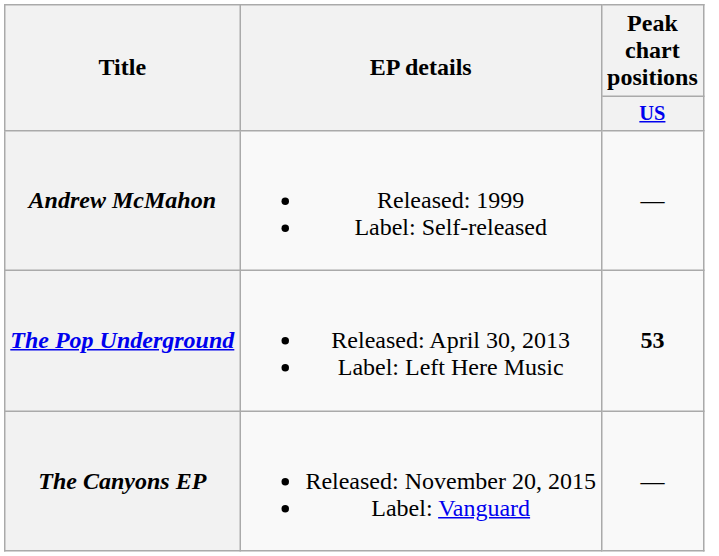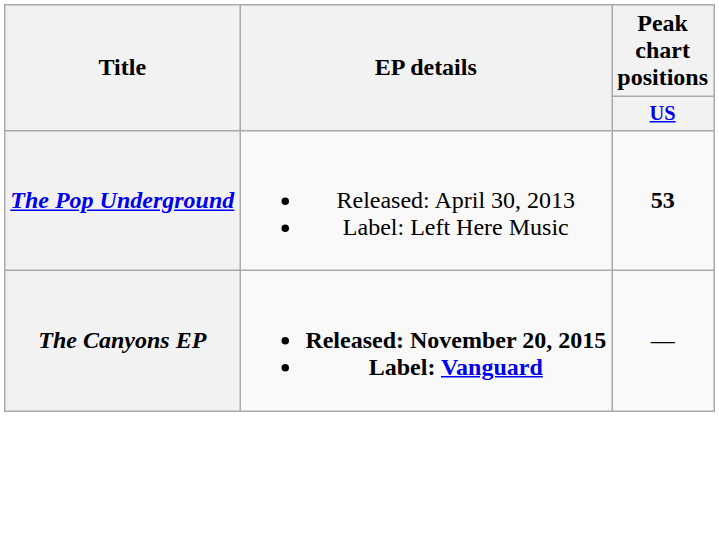- row: (122, 200)
(421, 494) normal -> (426, 354) bold
